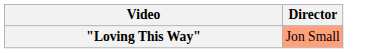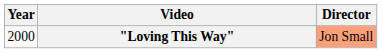+ column: (21, 15)
